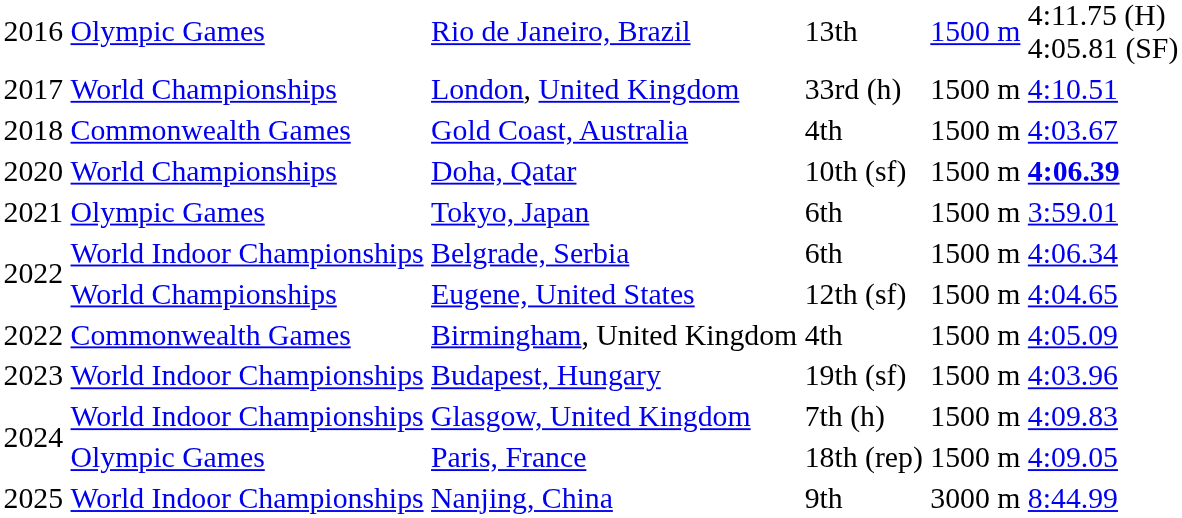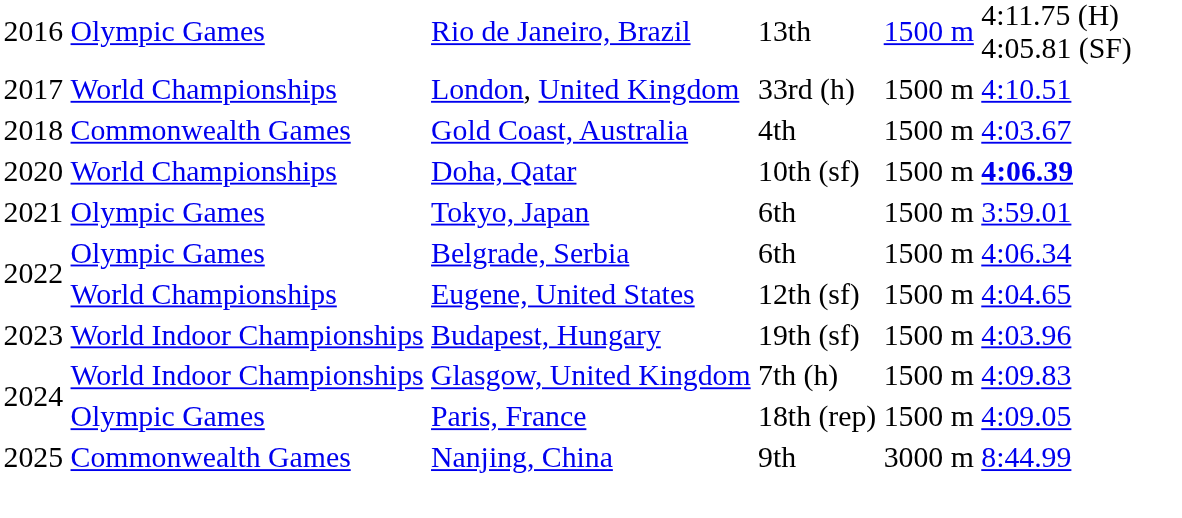(247, 252) World Indoor Championships -> (168, 252) Olympic Games
- row: (614, 334)
(247, 498) World Indoor Championships -> (211, 457) Commonwealth Games
